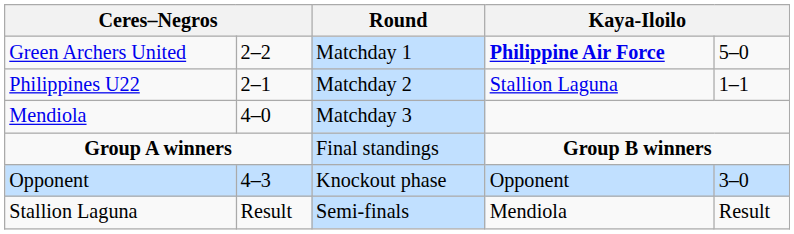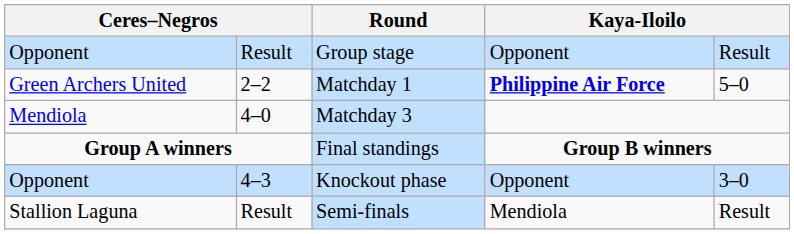+ row: (365, 52)
- row: (364, 84)
